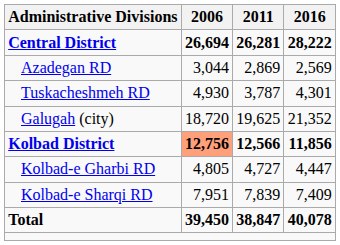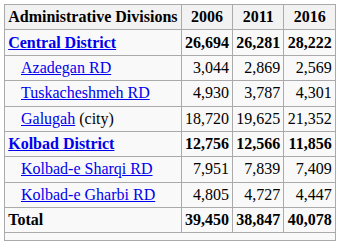(207, 144) lightsalmon background -> (207, 144) no background
rows swapped: (88, 169) <-> (87, 194)
